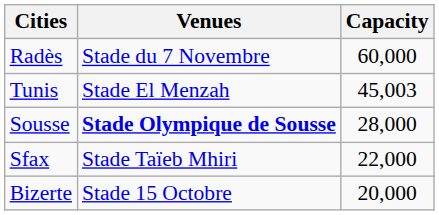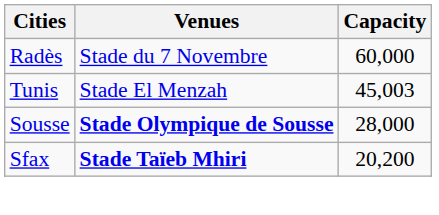(160, 158) normal -> (163, 158) bold
(387, 158) 22,000 -> (385, 158) 20,200
- row: (41, 192)
